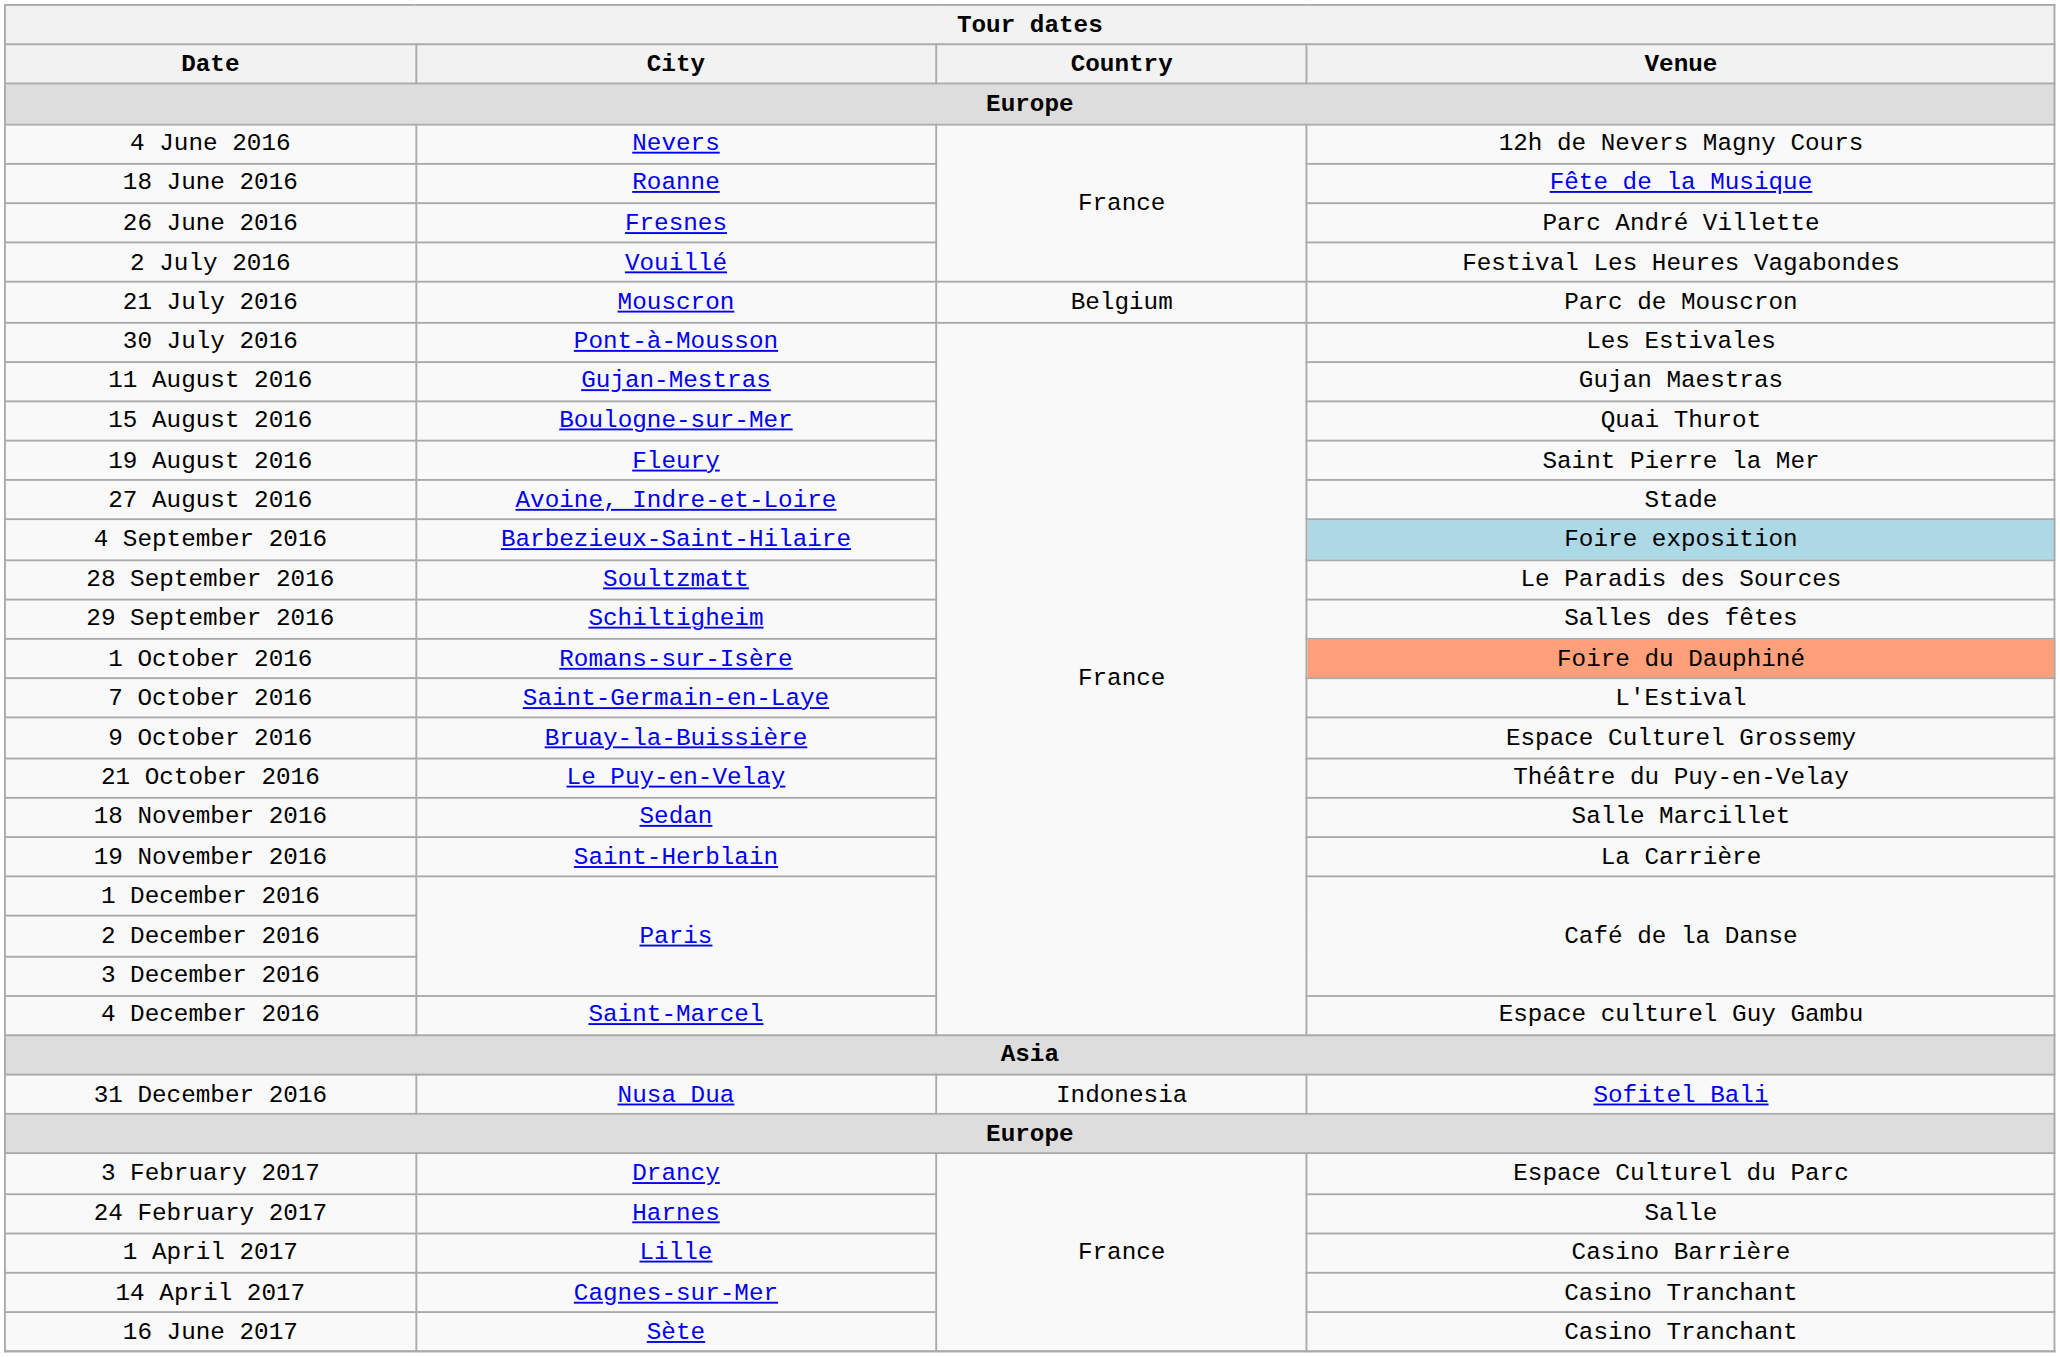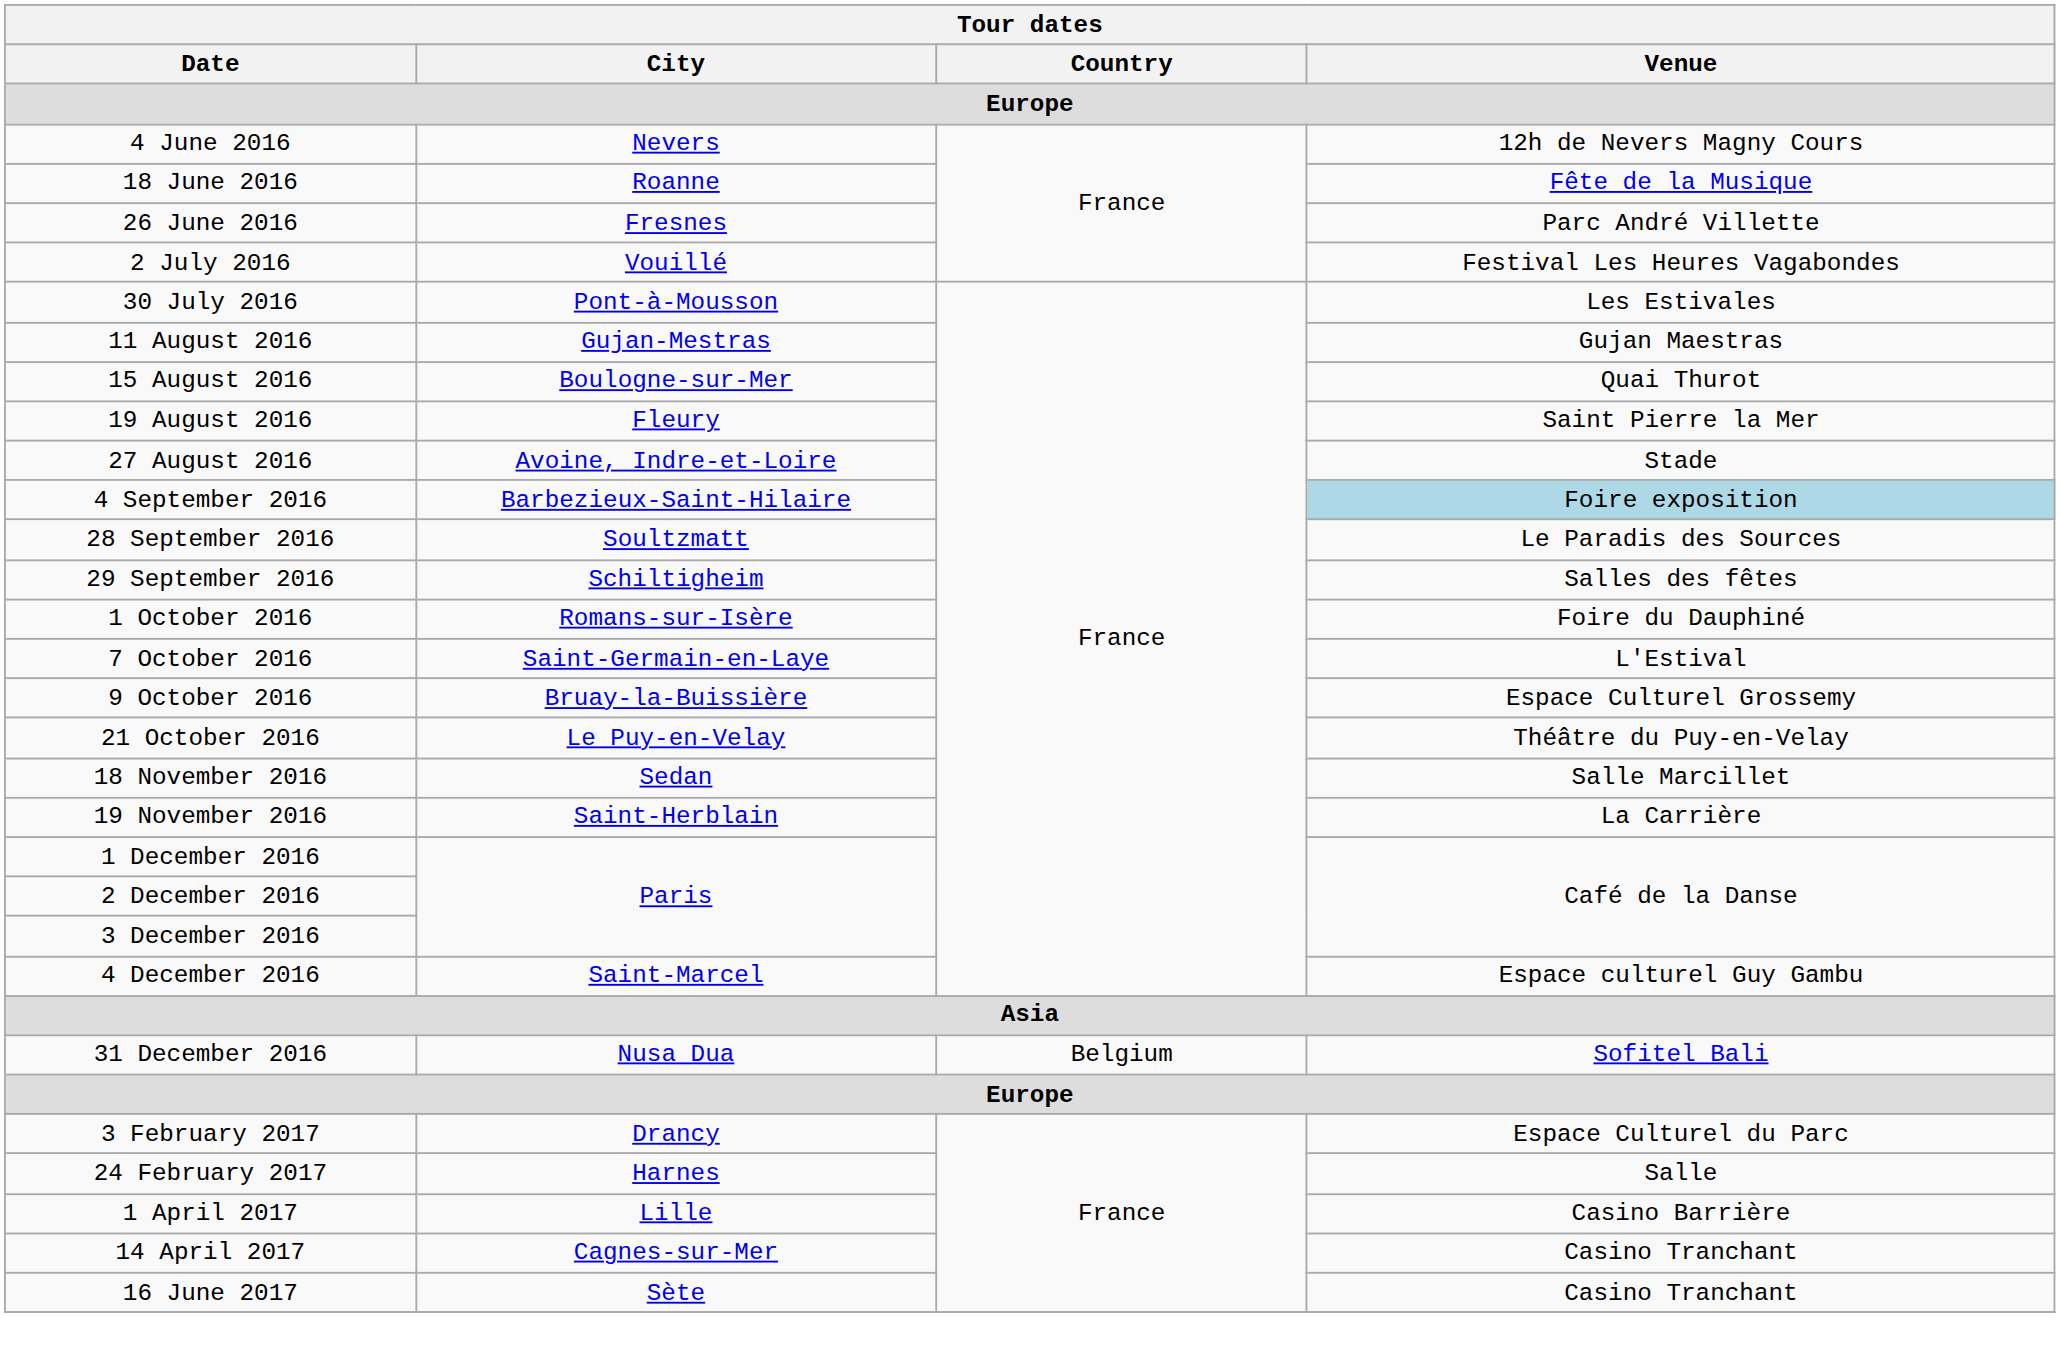- row: (210, 302)
(1681, 659) lightsalmon background -> (1681, 619) no background
(1122, 1095) Indonesia -> (1122, 1055) Belgium
